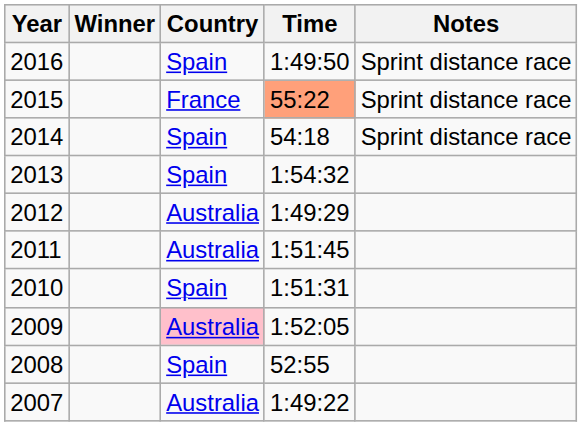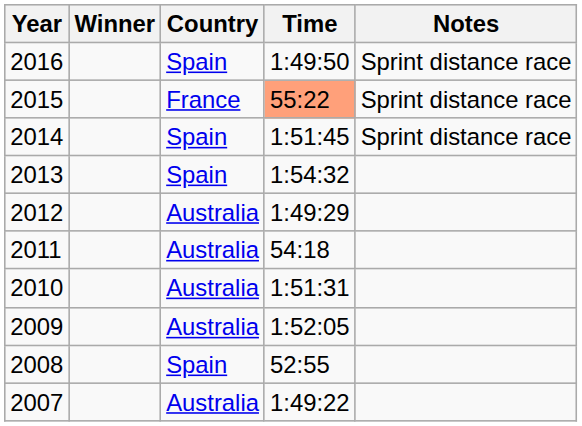(300, 137) 54:18 -> (310, 137) 1:51:45
(310, 251) 1:51:45 -> (300, 251) 54:18
(197, 288) Spain -> (213, 288) Australia
(213, 326) pink background -> (213, 326) no background
